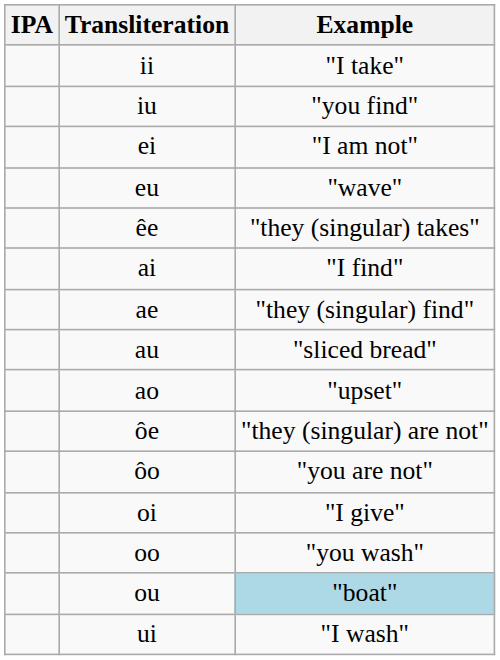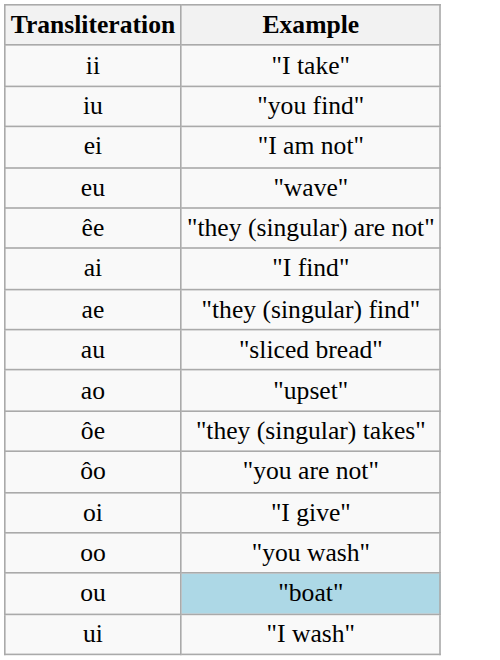- column: (32, 24)
(365, 227) "they (singular) takes" -> (311, 227) "they (singular) are not"
(365, 430) "they (singular) are not" -> (311, 430) "they (singular) takes"
